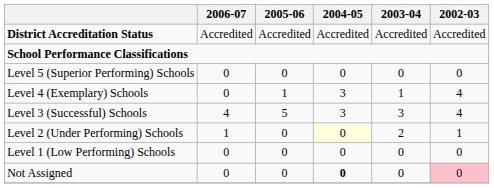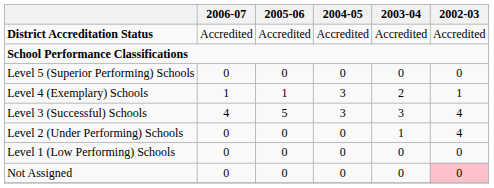(226, 93) 0 -> (226, 93) 1
(401, 93) 1 -> (401, 93) 2
(459, 93) 4 -> (459, 93) 1
(226, 133) 1 -> (226, 133) 0
(343, 133) lightyellow background -> (343, 133) no background
(401, 133) 2 -> (401, 133) 1
(459, 133) 1 -> (459, 133) 4
(343, 172) bold -> (343, 172) normal
